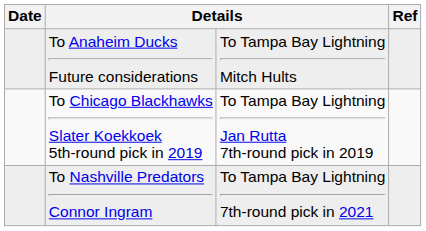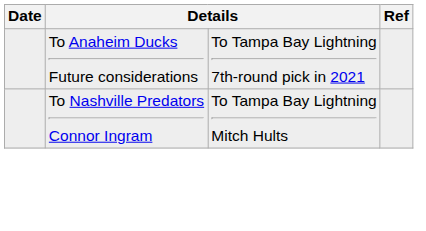(303, 58) To Tampa Bay Lightning Mitch Hults -> (294, 58) To Tampa Bay Lightning 7th-round pick in 2021
- row: (131, 127)
(303, 195) To Tampa Bay Lightning 7th-round pick in 2021 -> (294, 118) To Tampa Bay Lightning Mitch Hults
